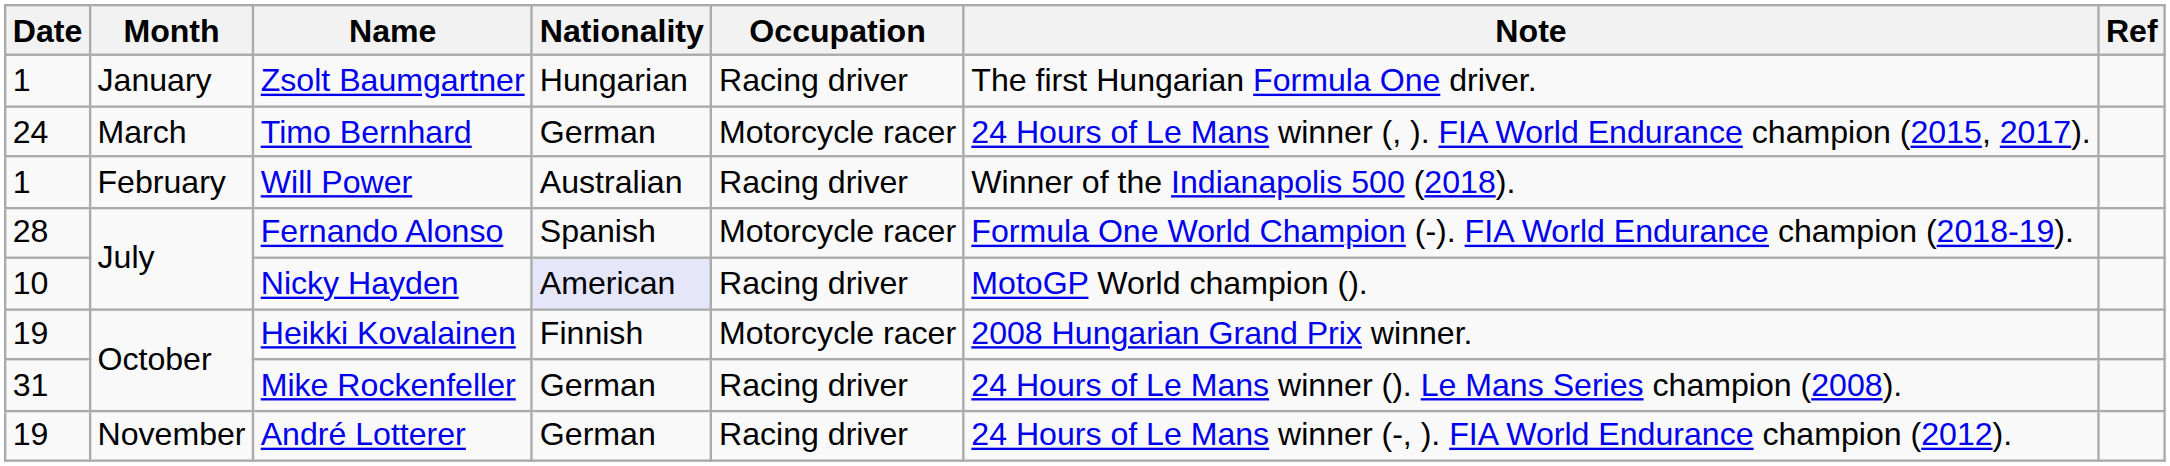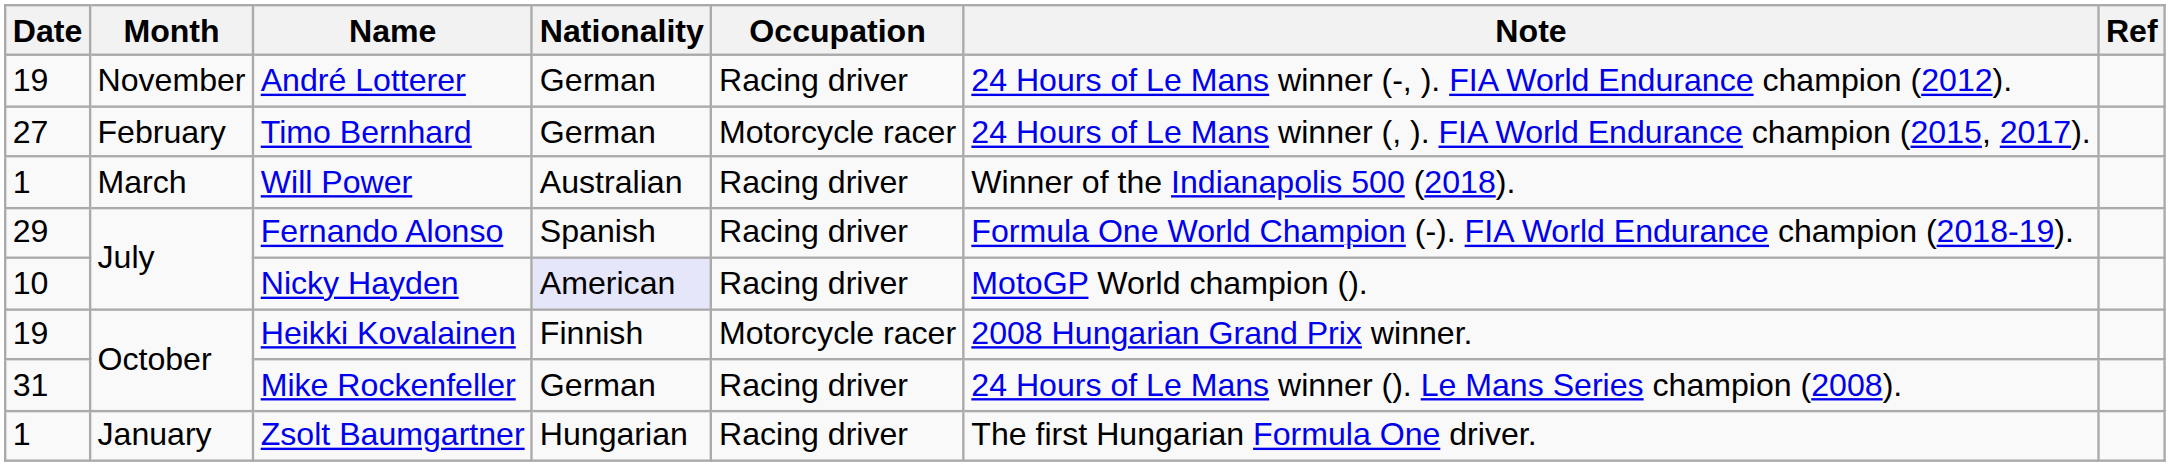rows swapped: (393, 81) <-> (363, 435)
(31, 131) 24 -> (31, 131) 27
(142, 131) March -> (162, 131) February
(162, 182) February -> (142, 182) March
(31, 232) 28 -> (31, 232) 29
(838, 232) Motorcycle racer -> (814, 232) Racing driver
